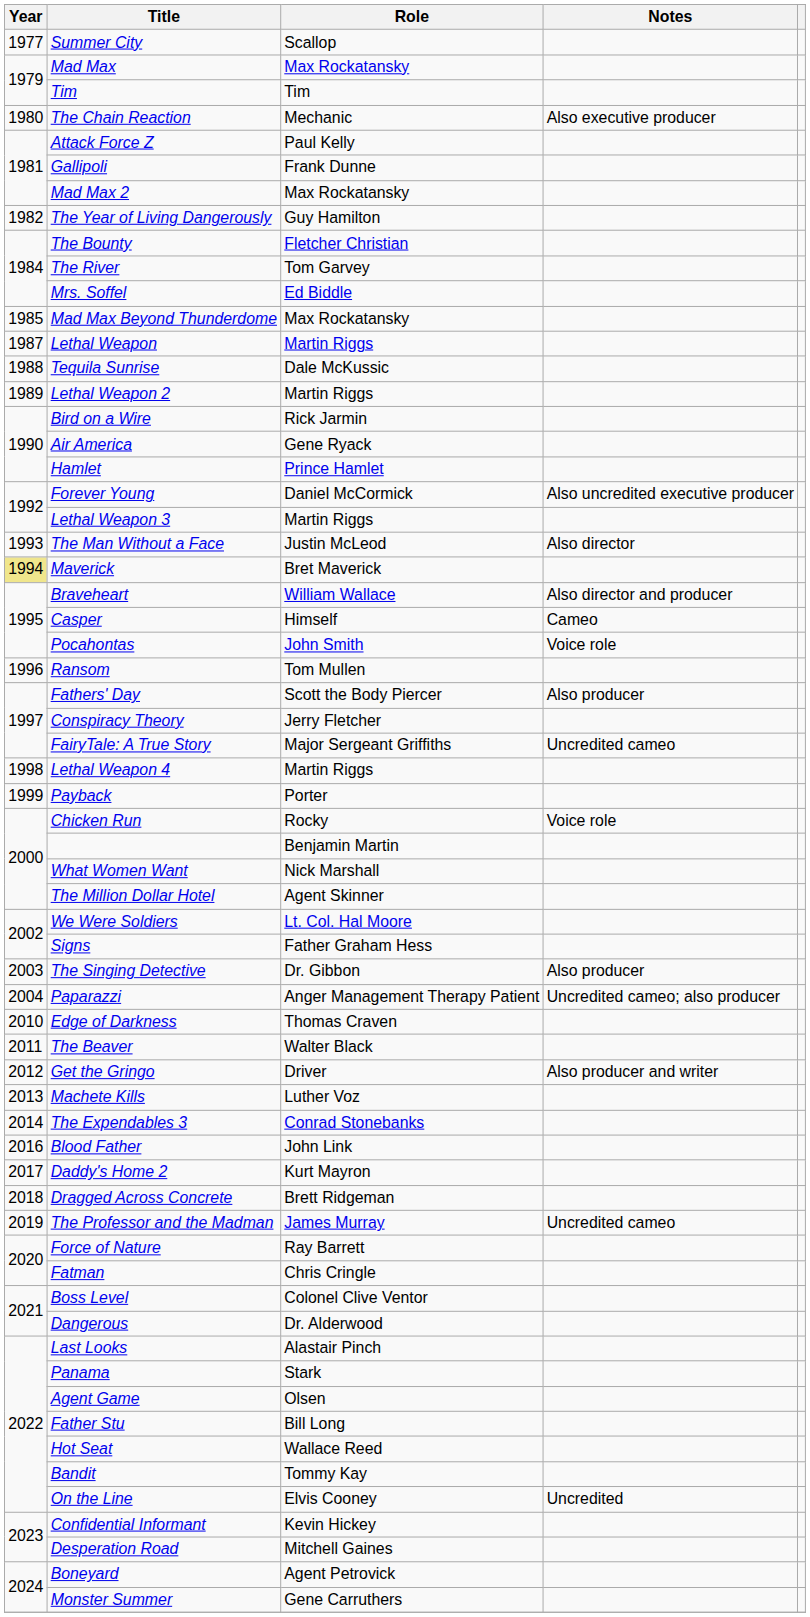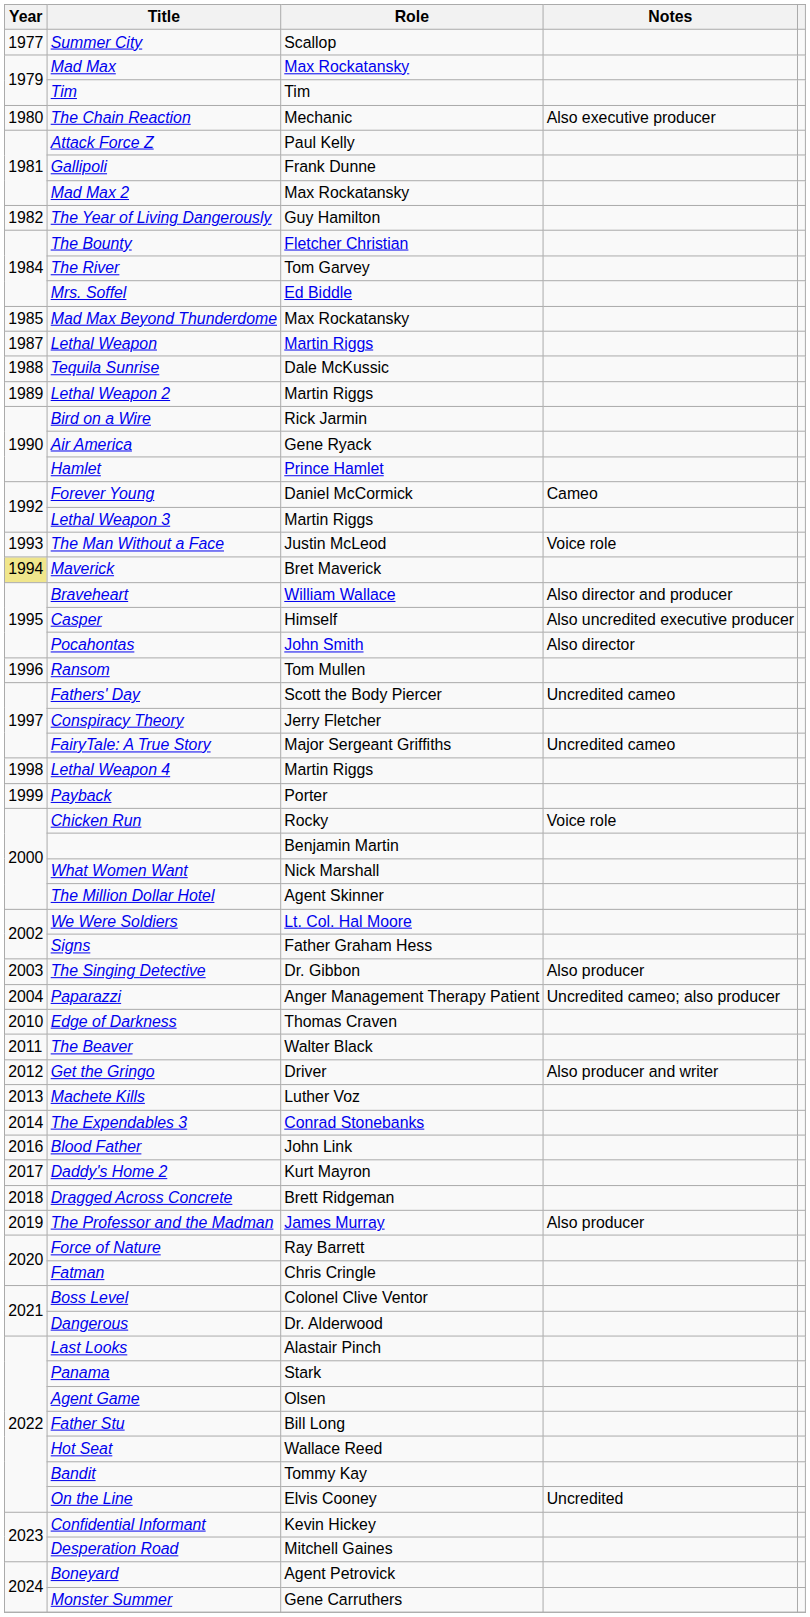(670, 494) Also uncredited executive producer -> (572, 494) Cameo
(591, 544) Also director -> (581, 544) Voice role
(572, 619) Cameo -> (670, 619) Also uncredited executive producer
(581, 645) Voice role -> (591, 645) Also director
(596, 695) Also producer -> (611, 695) Uncredited cameo
(611, 1222) Uncredited cameo -> (596, 1222) Also producer
